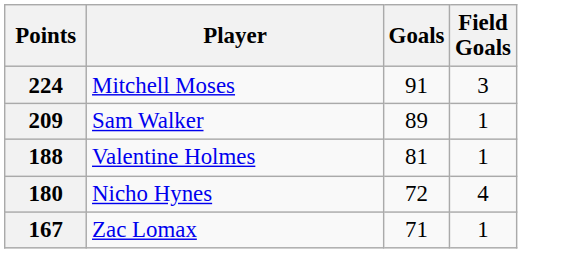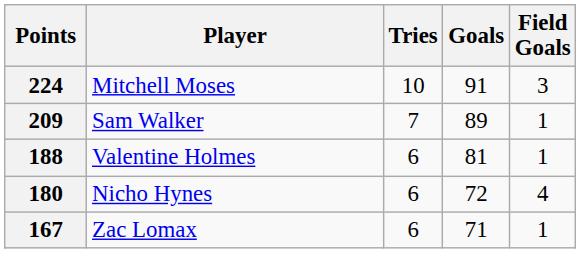+ column: (413, 35)
